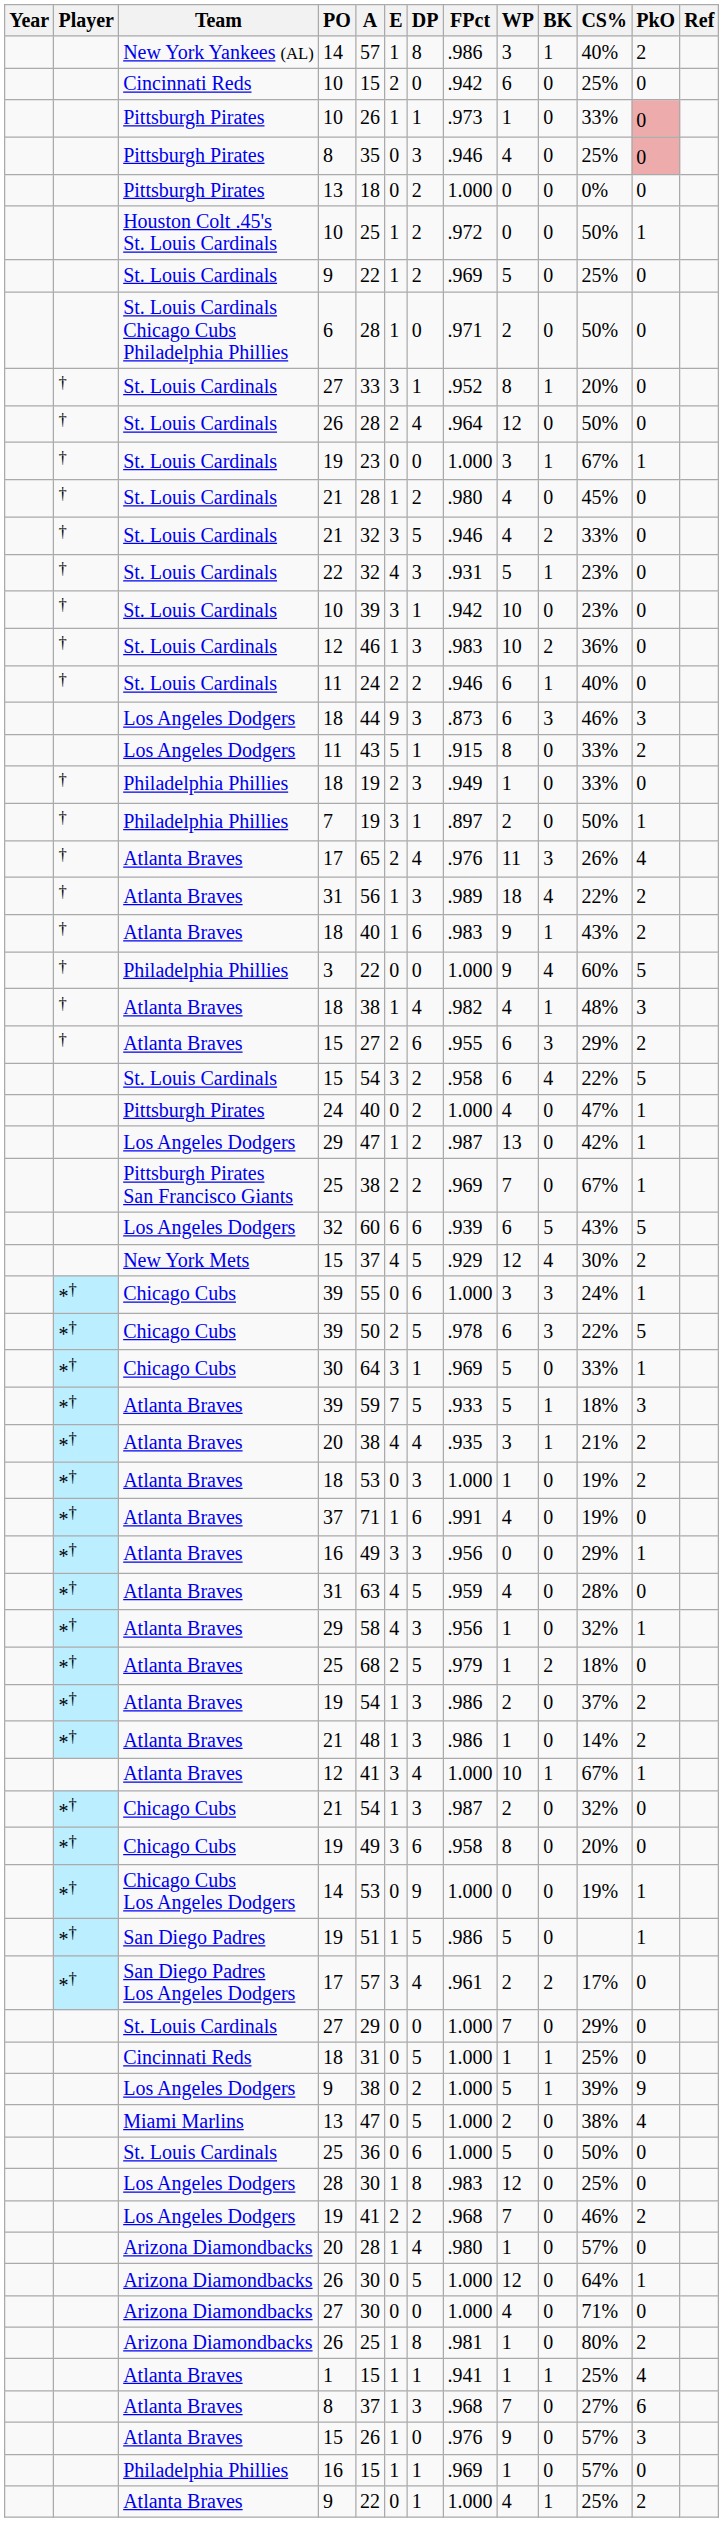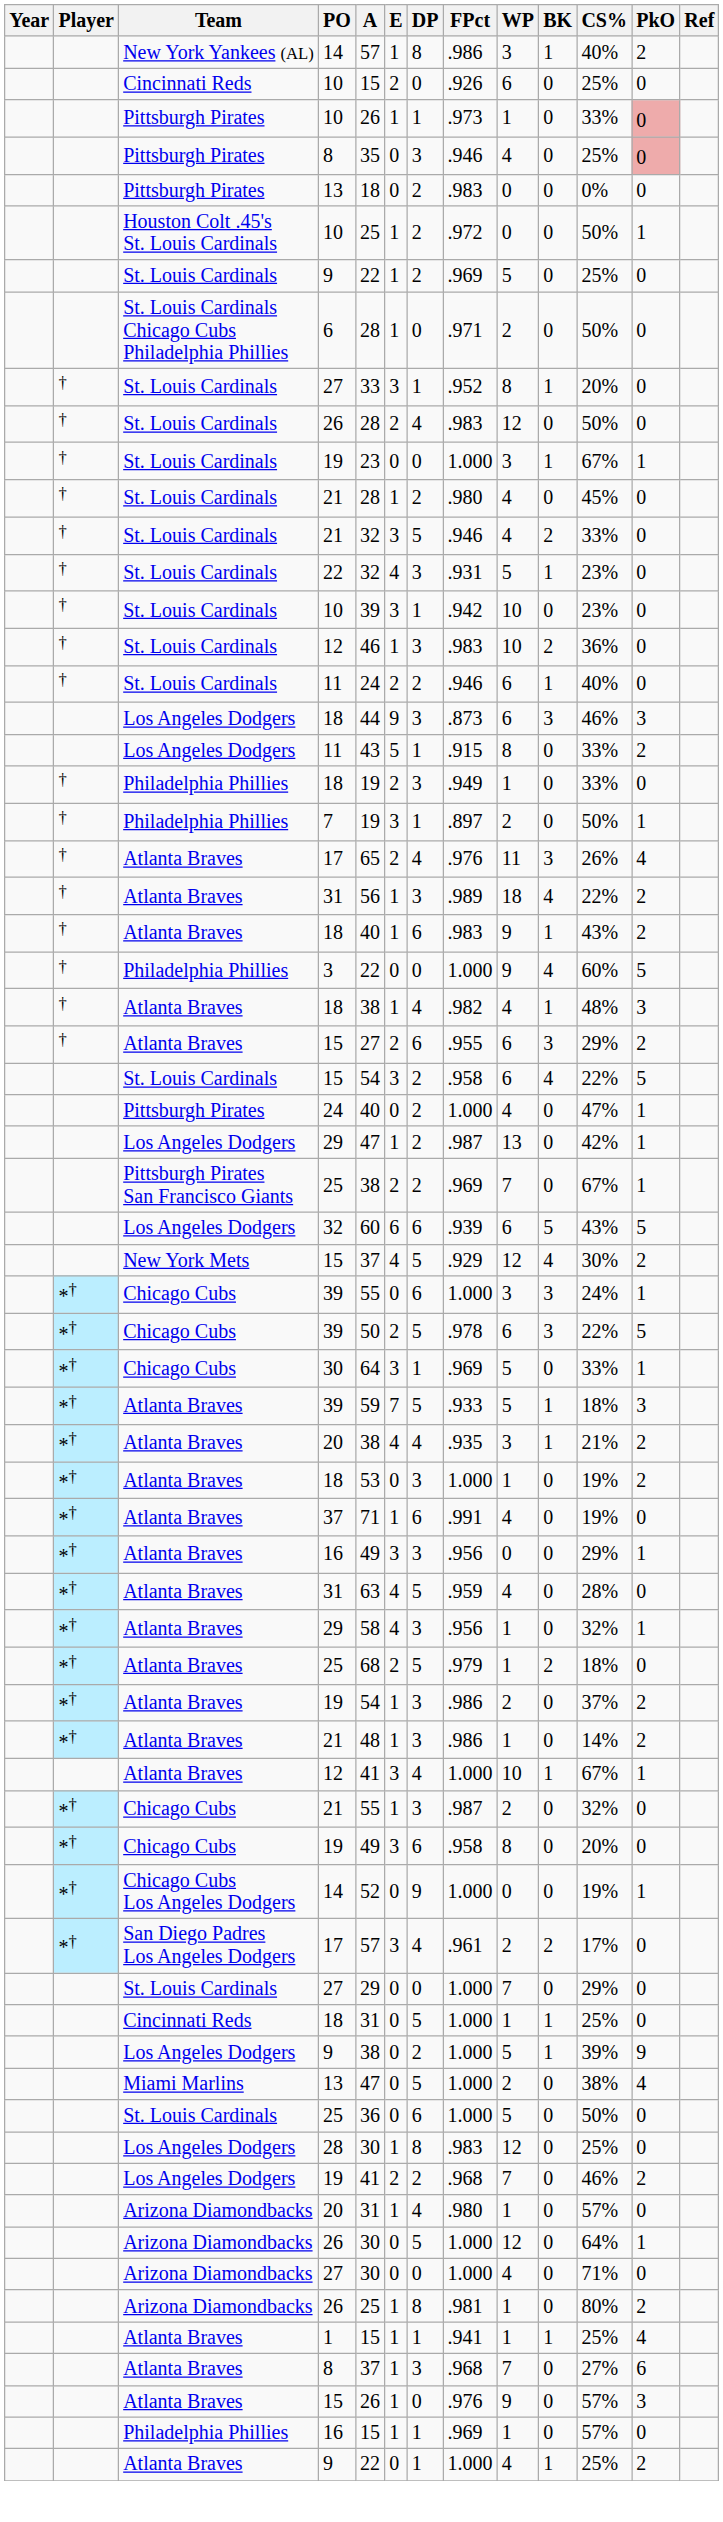(465, 83) .942 -> (465, 83) .926
(470, 189) 1.000 -> (465, 189) .983
(465, 423) .964 -> (465, 423) .983
(370, 1808) 54 -> (370, 1808) 55
(370, 1891) 53 -> (370, 1891) 52
- row: (194, 1937)
(370, 2247) 28 -> (370, 2210) 31
